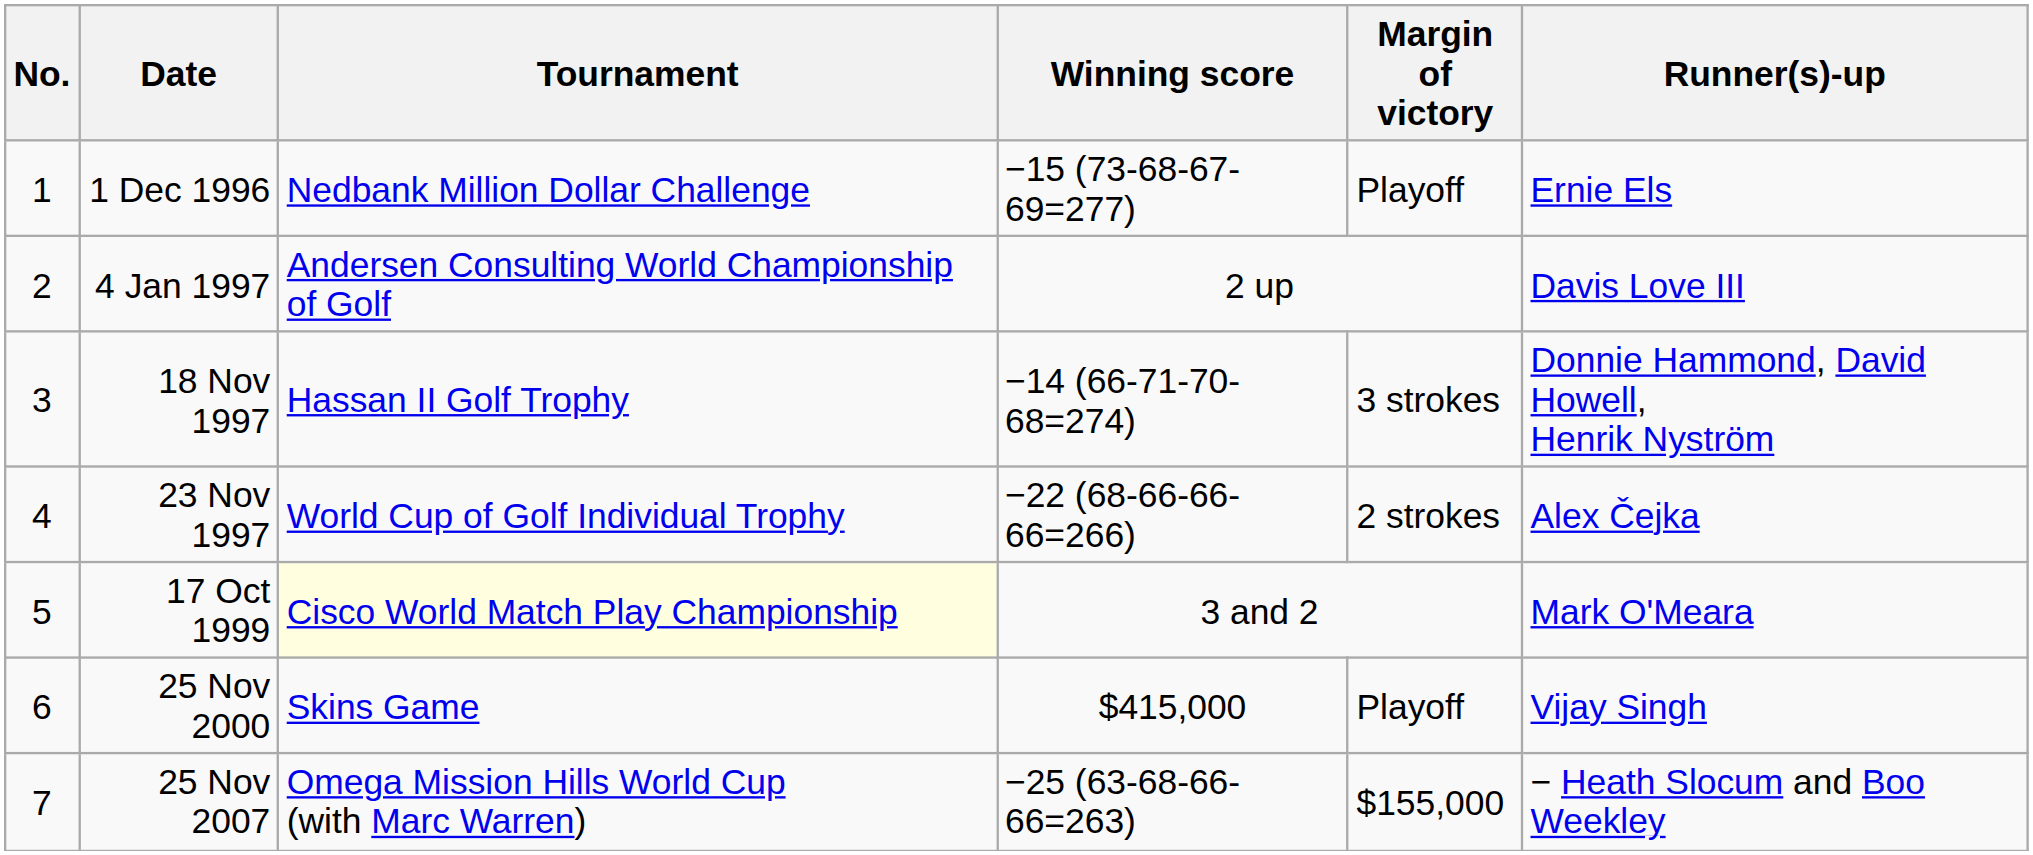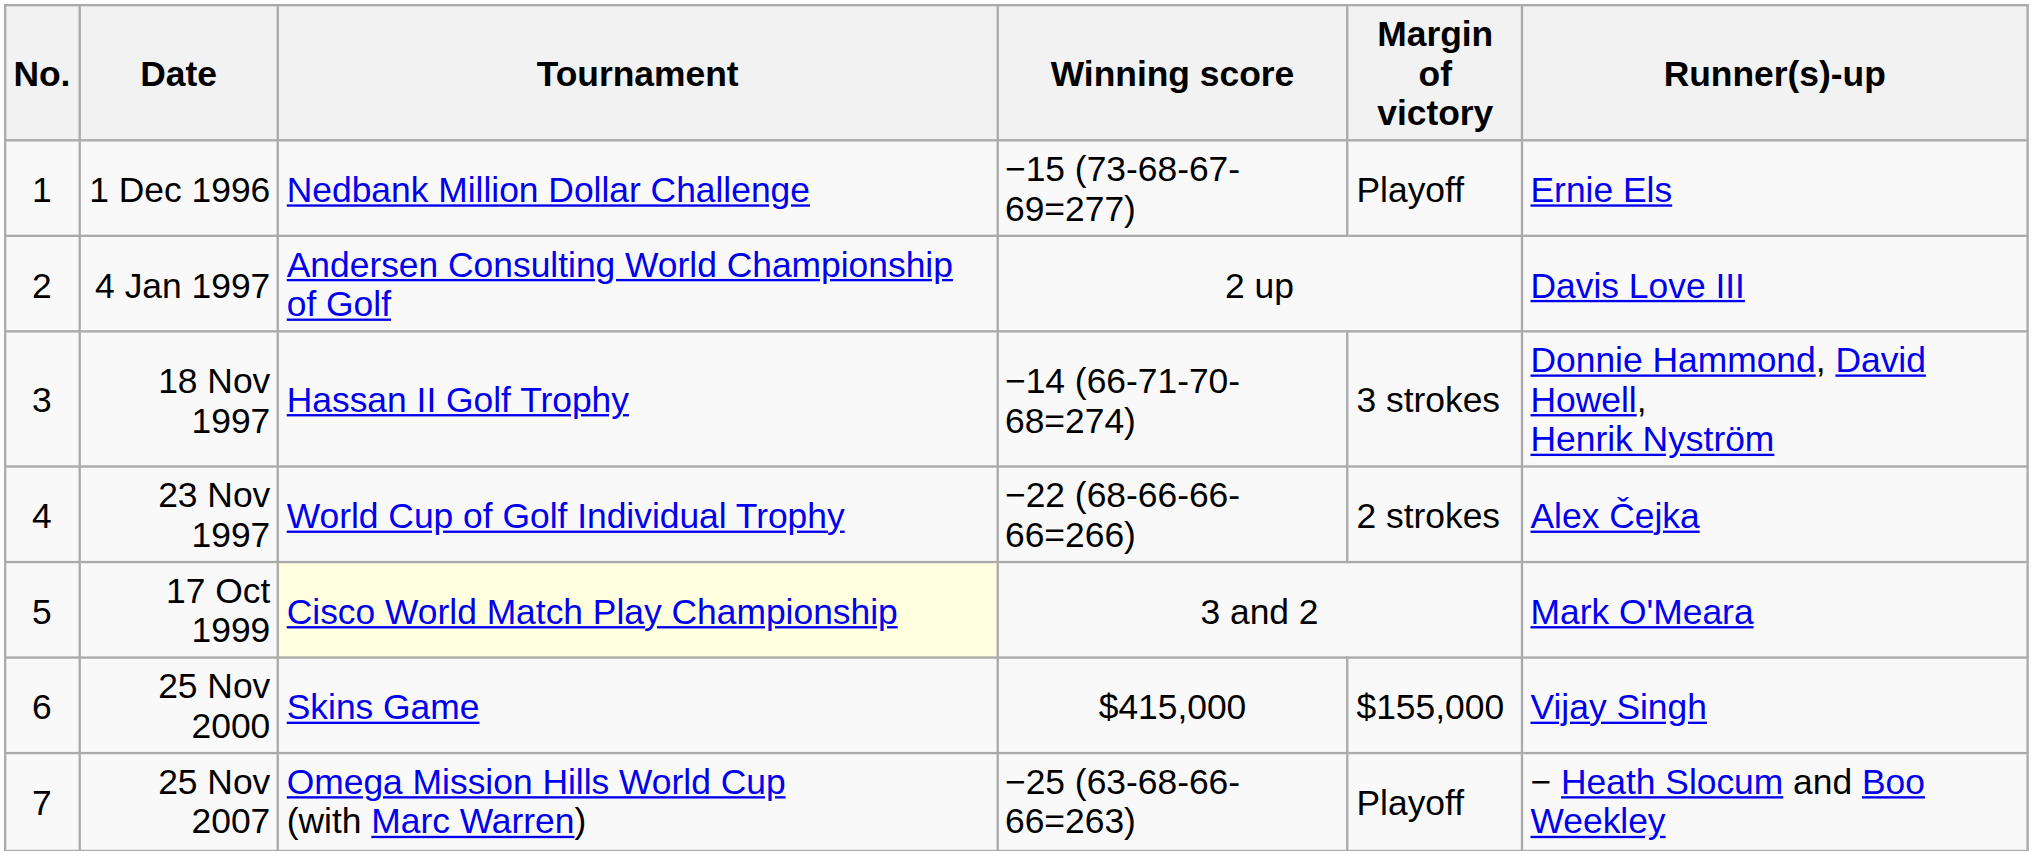(1410, 706) Playoff -> (1430, 706) $155,000
(1430, 802) $155,000 -> (1410, 802) Playoff
